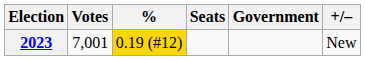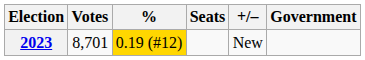columns swapped: (341, 17) <-> (276, 17)
(90, 42) 7,001 -> (90, 42) 8,701
